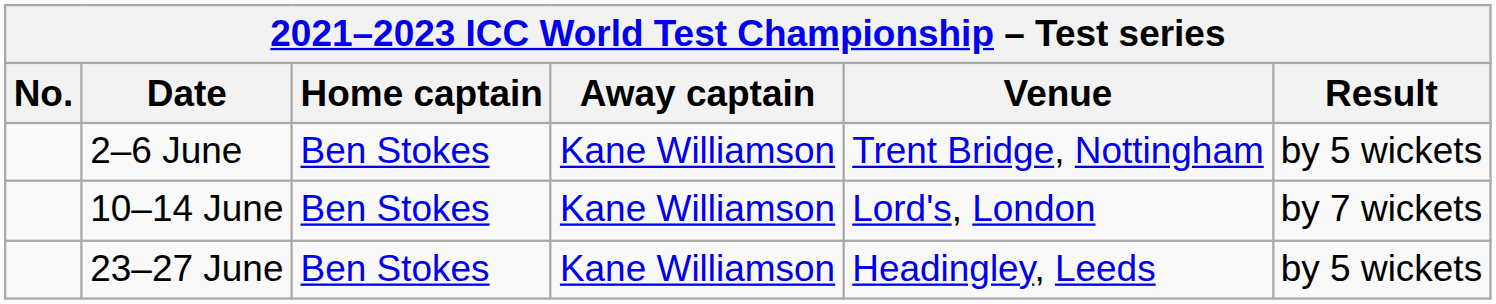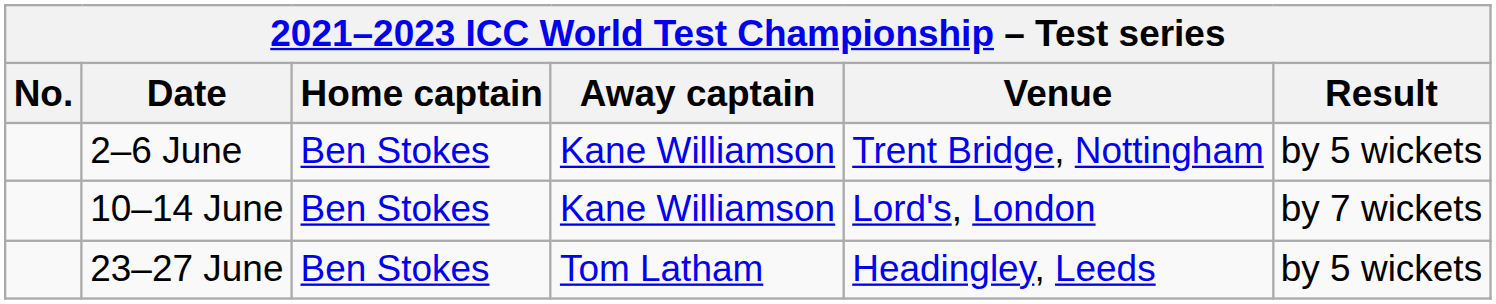(698, 268) Kane Williamson -> (662, 268) Tom Latham
